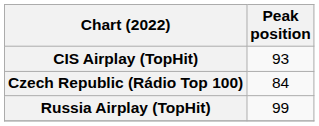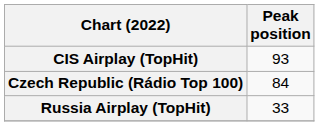(281, 108) 99 -> (281, 108) 33
